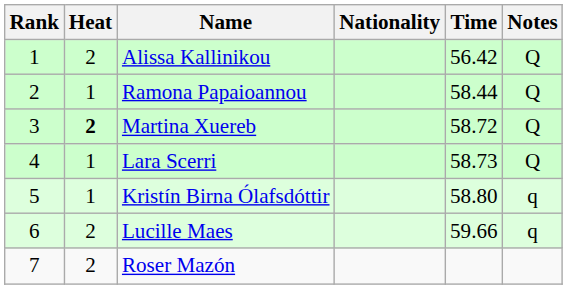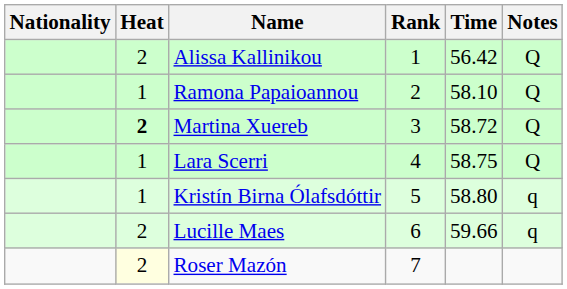columns swapped: (34, 22) <-> (390, 22)
(474, 91) 58.44 -> (474, 91) 58.10
(474, 161) 58.73 -> (474, 161) 58.75
(90, 265) no background -> (142, 265) lightyellow background
